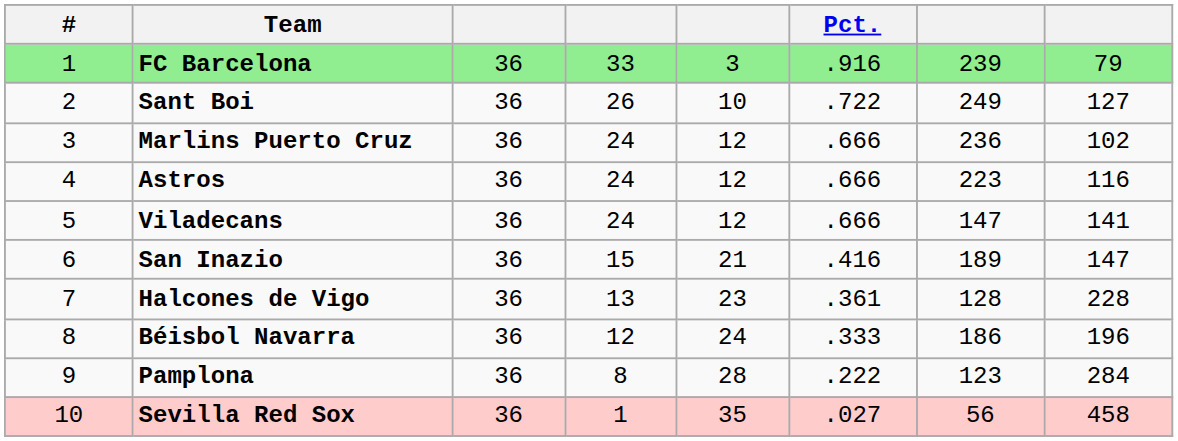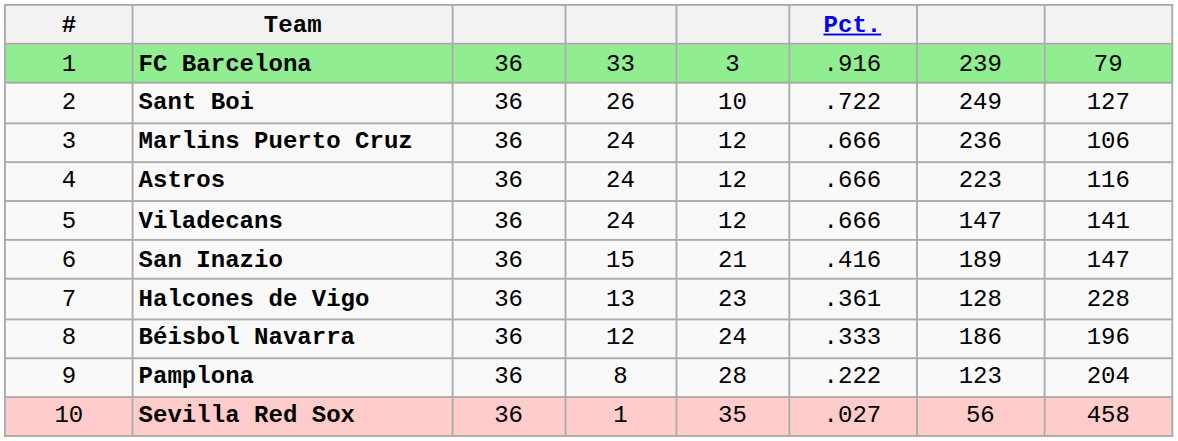(1108, 142) 102 -> (1108, 142) 106
(1108, 377) 284 -> (1108, 377) 204
